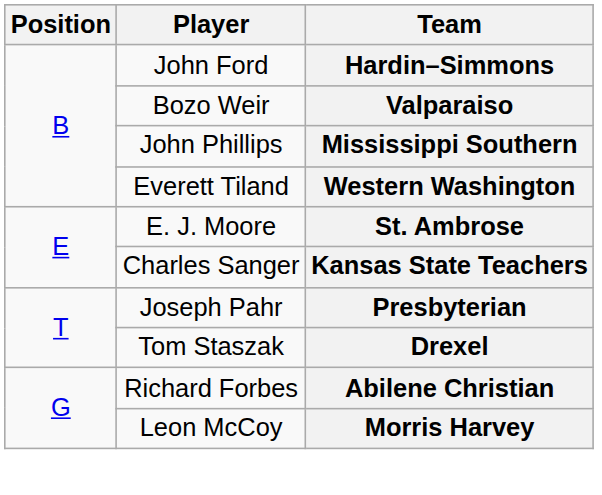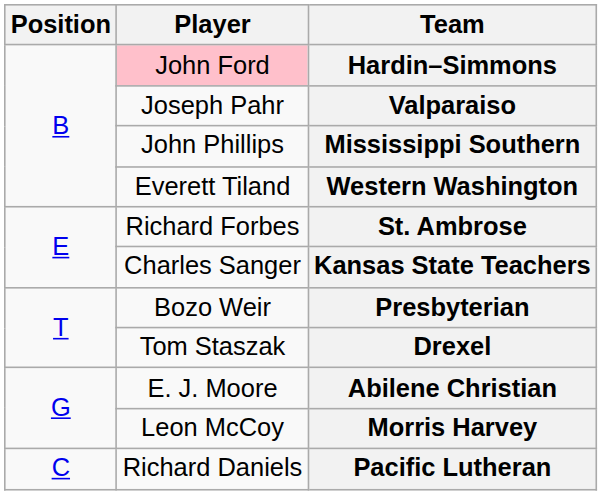(211, 65) no background -> (213, 65) pink background
(211, 105) Bozo Weir -> (213, 105) Joseph Pahr
(211, 226) E. J. Moore -> (213, 226) Richard Forbes
(211, 307) Joseph Pahr -> (213, 307) Bozo Weir
(211, 387) Richard Forbes -> (213, 387) E. J. Moore
+ row: (452, 468)
